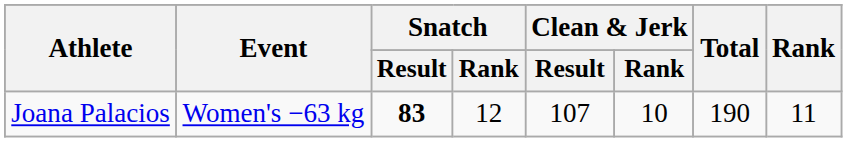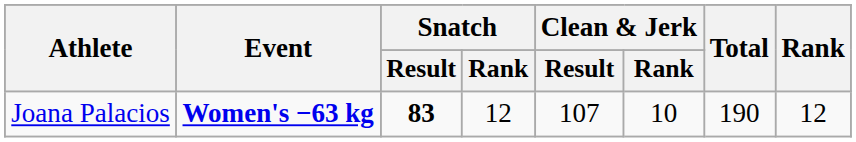(273, 114) normal -> (278, 114) bold
(804, 114) 11 -> (813, 114) 12
